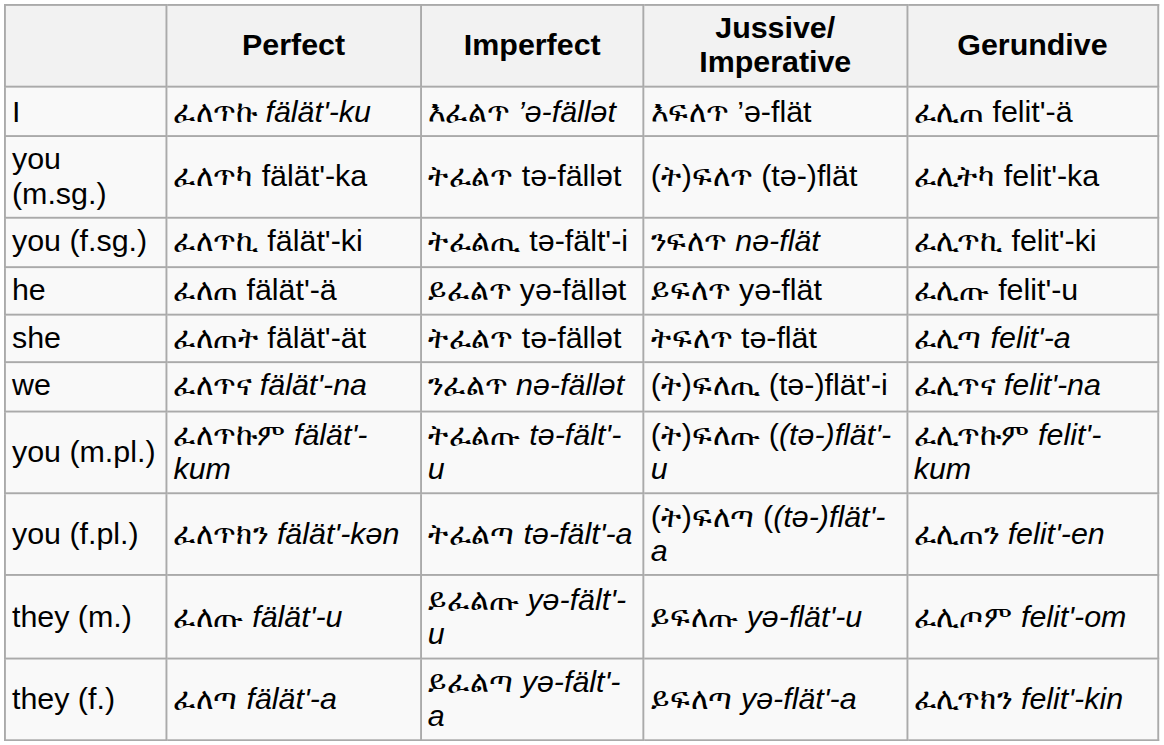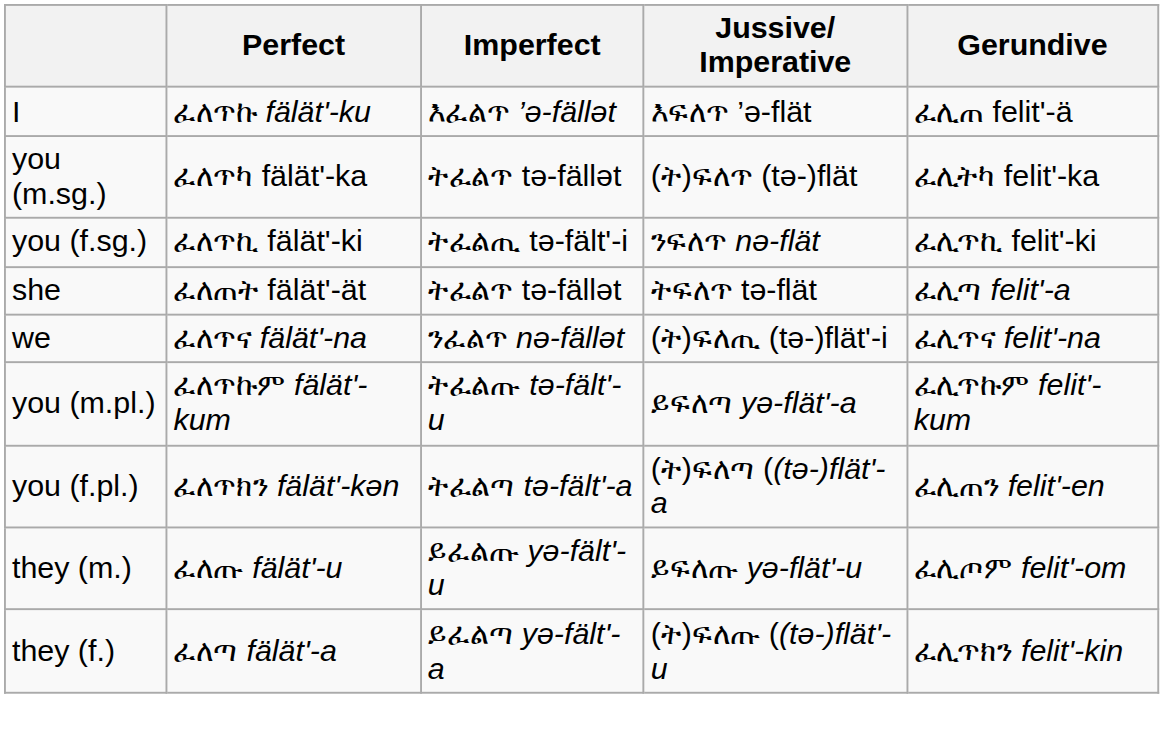- row: (29, 289)
(771, 451) (ት)ፍለጡ ((tǝ-)flät'-u -> (754, 403) ይፍለጣ yǝ-flät'-a
(754, 698) ይፍለጣ yǝ-flät'-a -> (771, 650) (ት)ፍለጡ ((tǝ-)flät'-u
